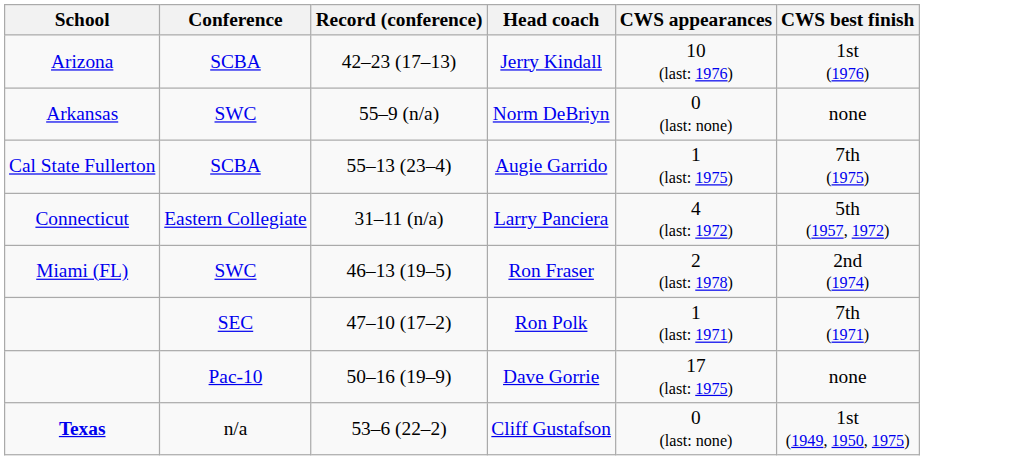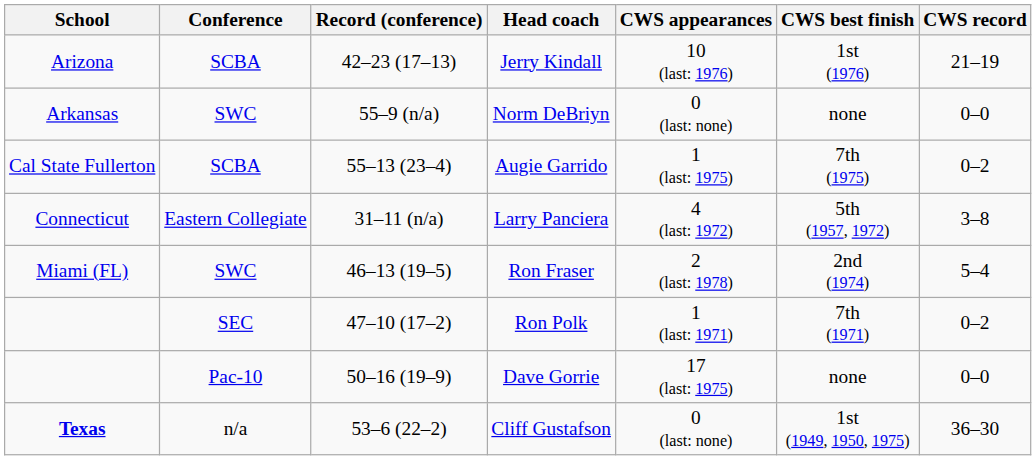+ column: (975, 19)
